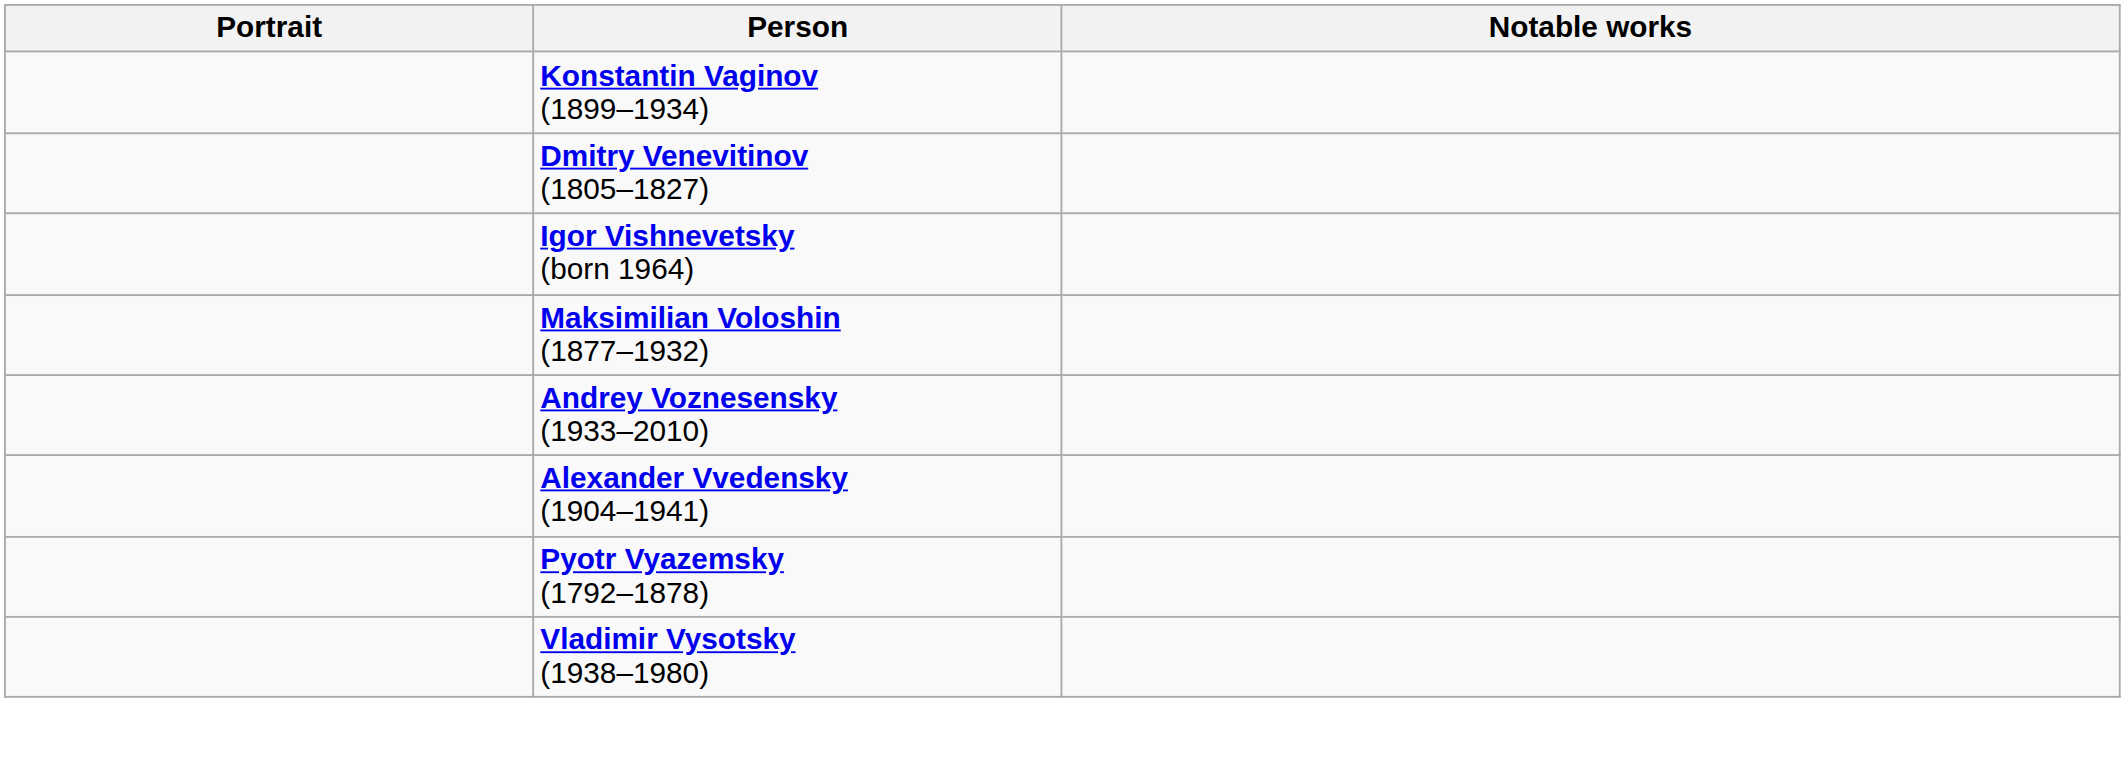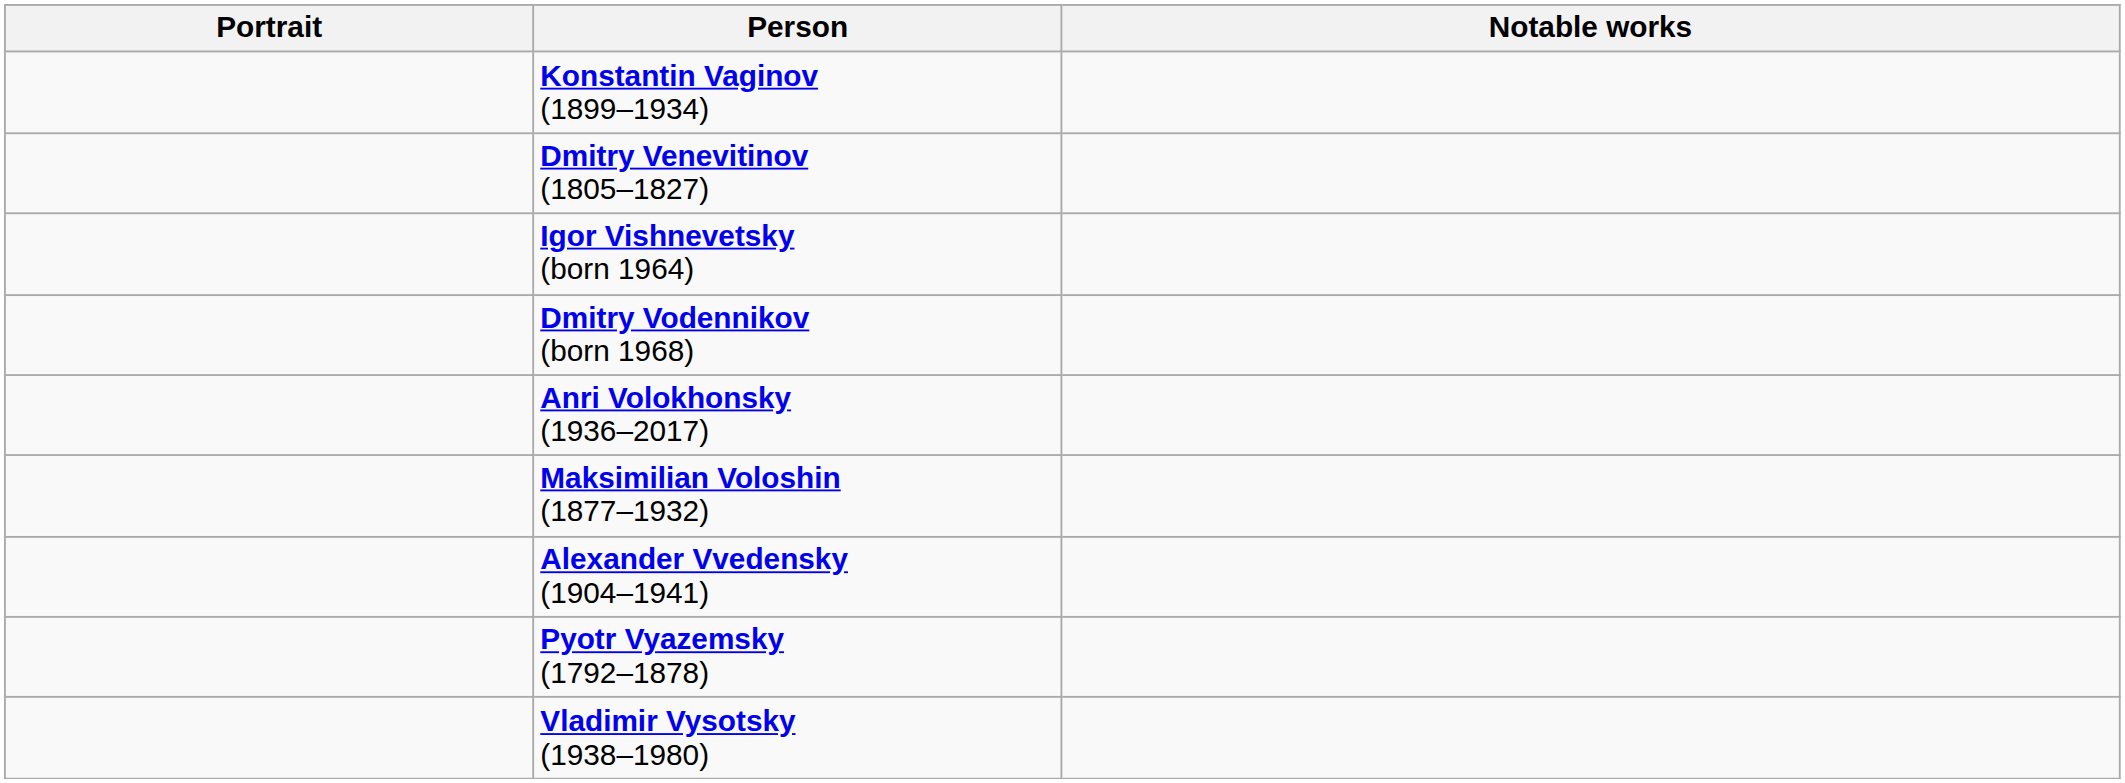+ row: (675, 334)
+ row: (666, 414)
- row: (689, 414)
